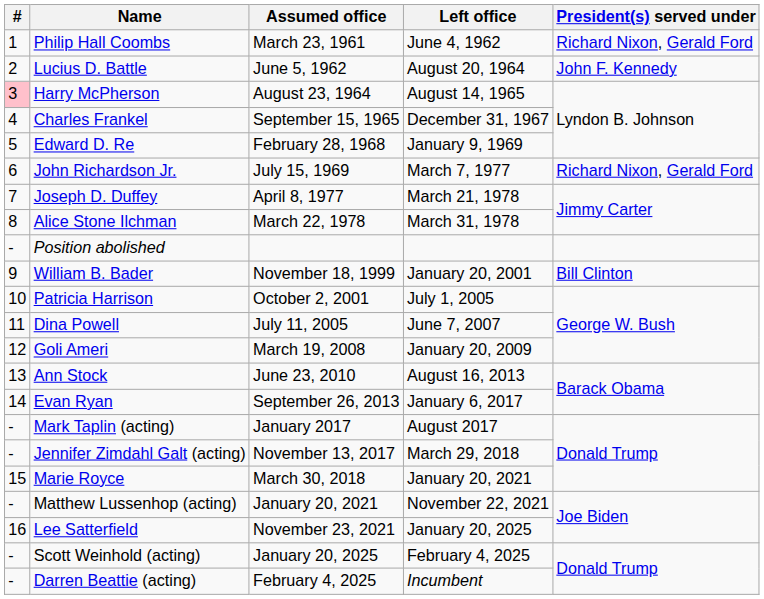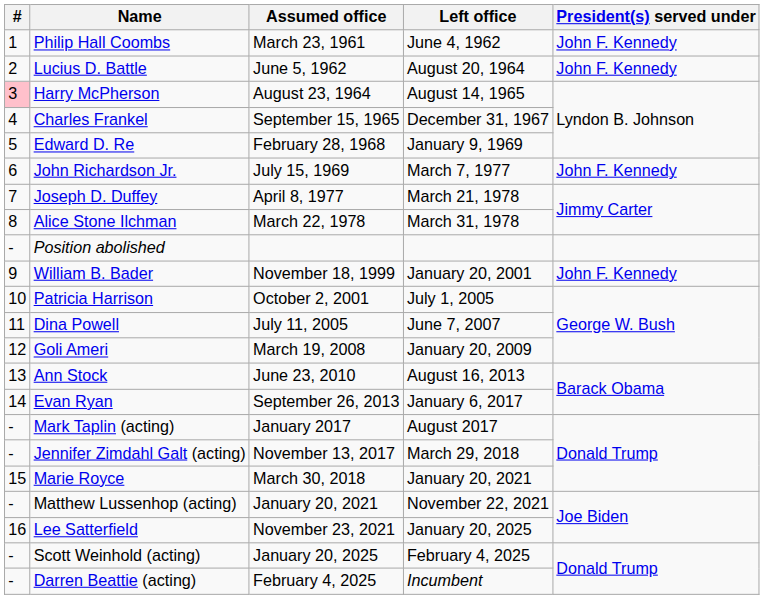(655, 42) Richard Nixon, Gerald Ford -> (617, 42) John F. Kennedy
(655, 171) Richard Nixon, Gerald Ford -> (617, 171) John F. Kennedy
(595, 273) Bill Clinton -> (617, 273) John F. Kennedy
